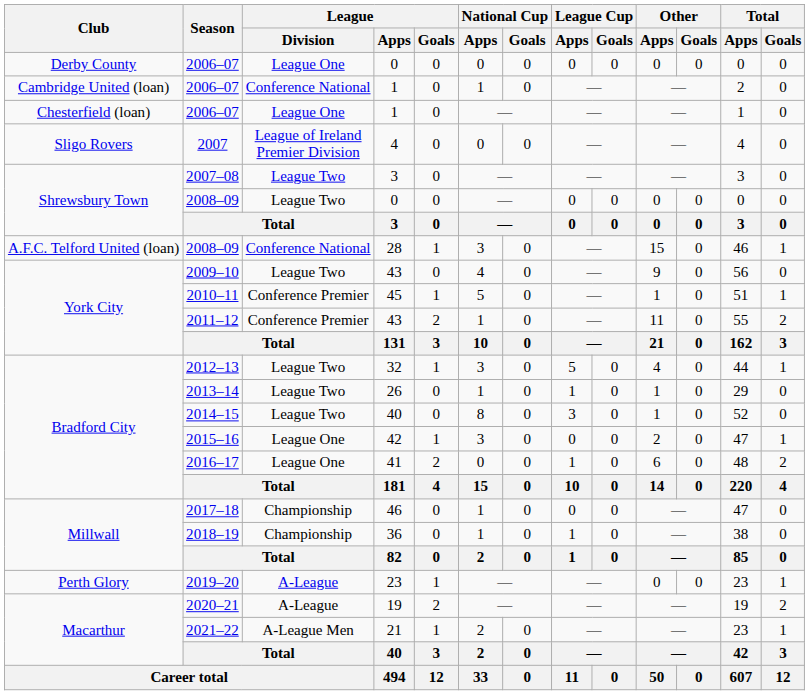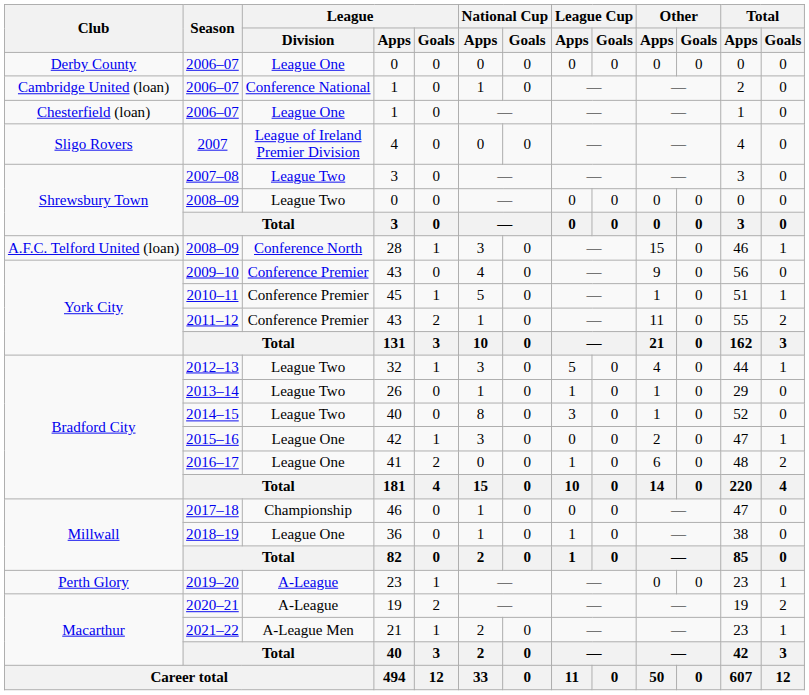(308, 248) Conference National -> (308, 248) Conference North
(308, 271) League Two -> (308, 271) Conference Premier
(308, 534) Championship -> (308, 534) League One
